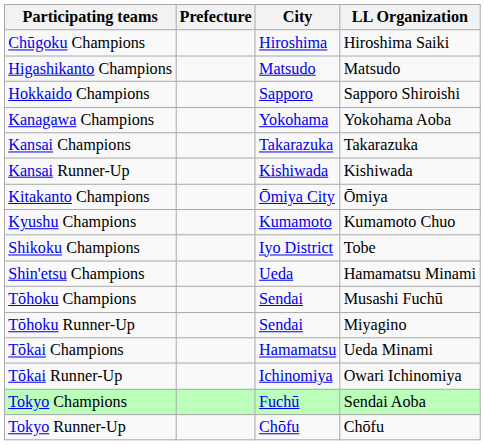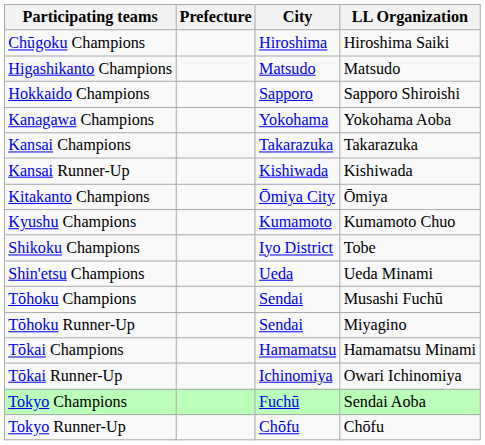(410, 273) Hamamatsu Minami -> (388, 273) Ueda Minami
(388, 350) Ueda Minami -> (410, 350) Hamamatsu Minami
